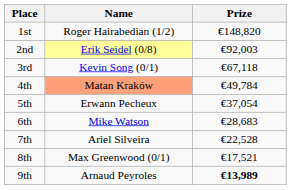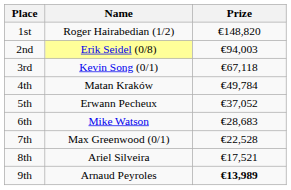(239, 49) €92,003 -> (239, 49) €94,003
(119, 85) lightsalmon background -> (119, 85) no background
(239, 103) €37,054 -> (239, 103) €37,052
(119, 139) Ariel Silveira -> (119, 139) Max Greenwood (0/1)
(119, 157) Max Greenwood (0/1) -> (119, 157) Ariel Silveira
